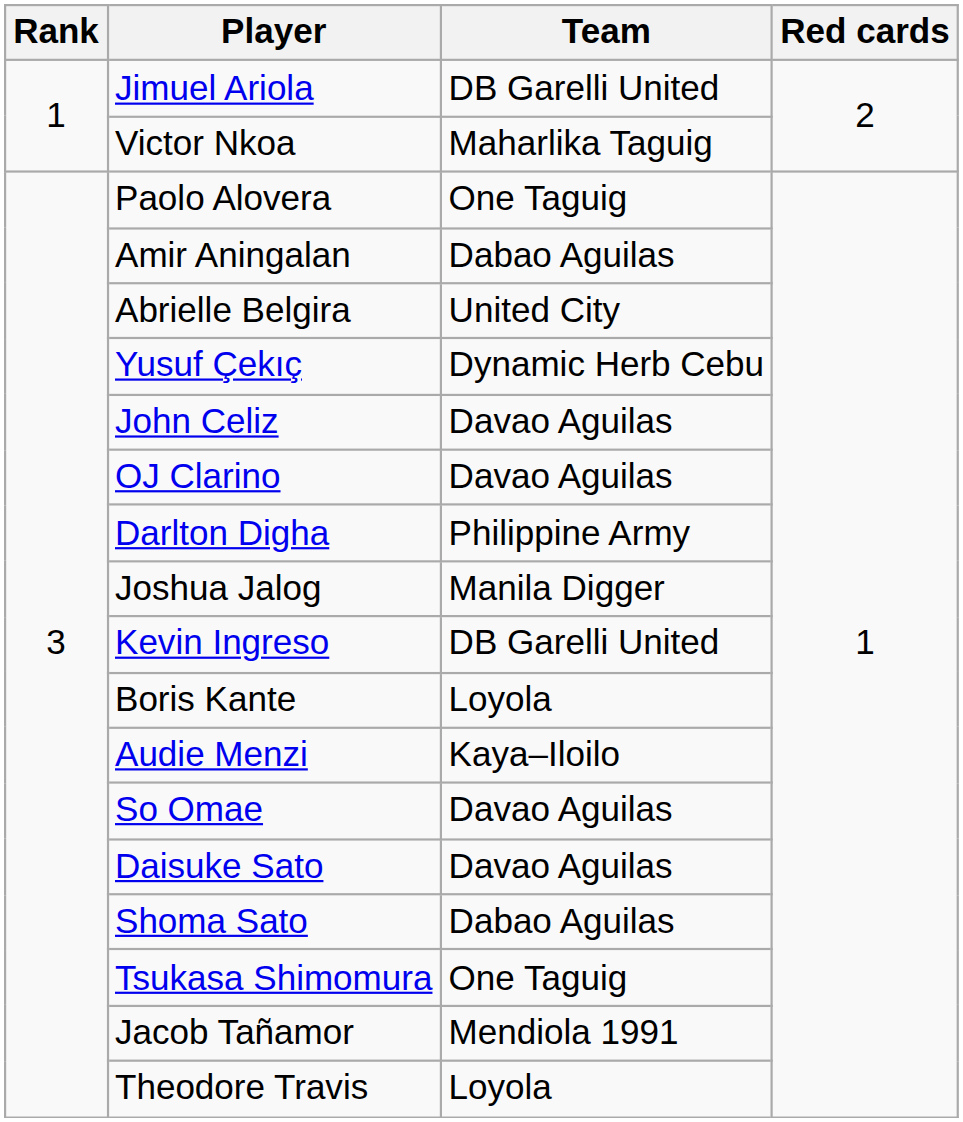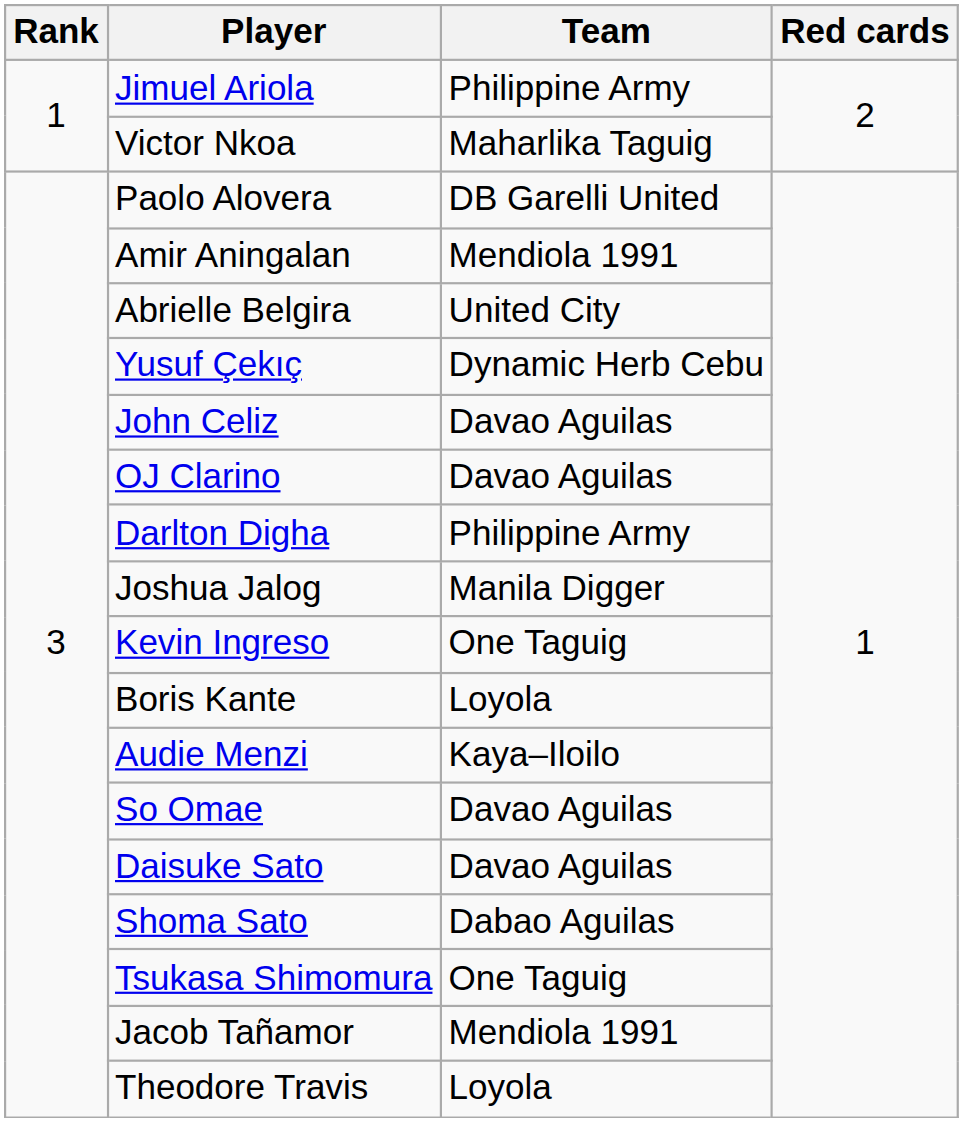(584, 87) DB Garelli United -> (569, 87) Philippine Army
(538, 198) One Taguig -> (584, 198) DB Garelli United
(562, 254) Dabao Aguilas -> (564, 254) Mendiola 1991
(584, 643) DB Garelli United -> (538, 643) One Taguig
